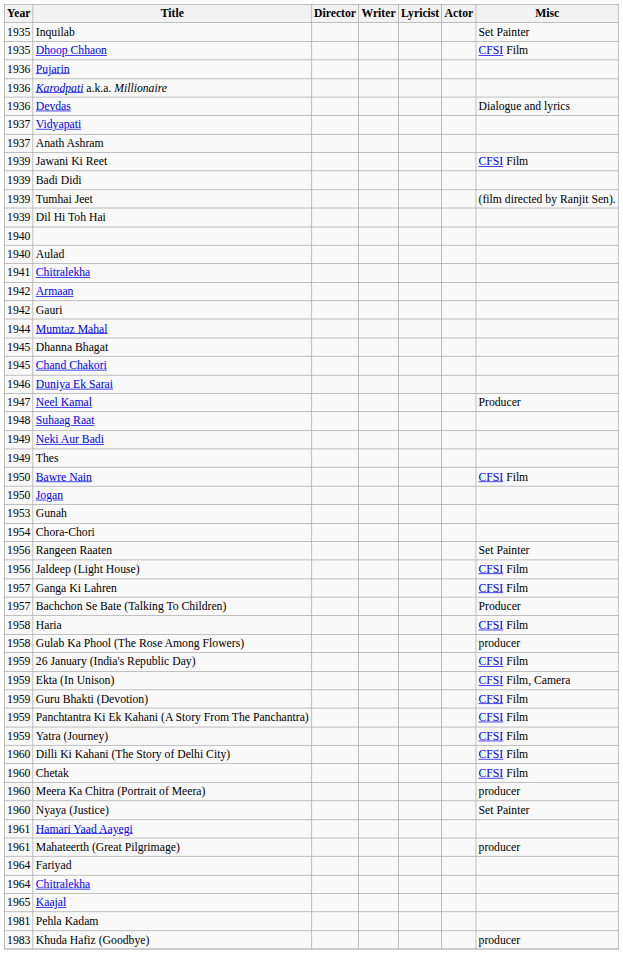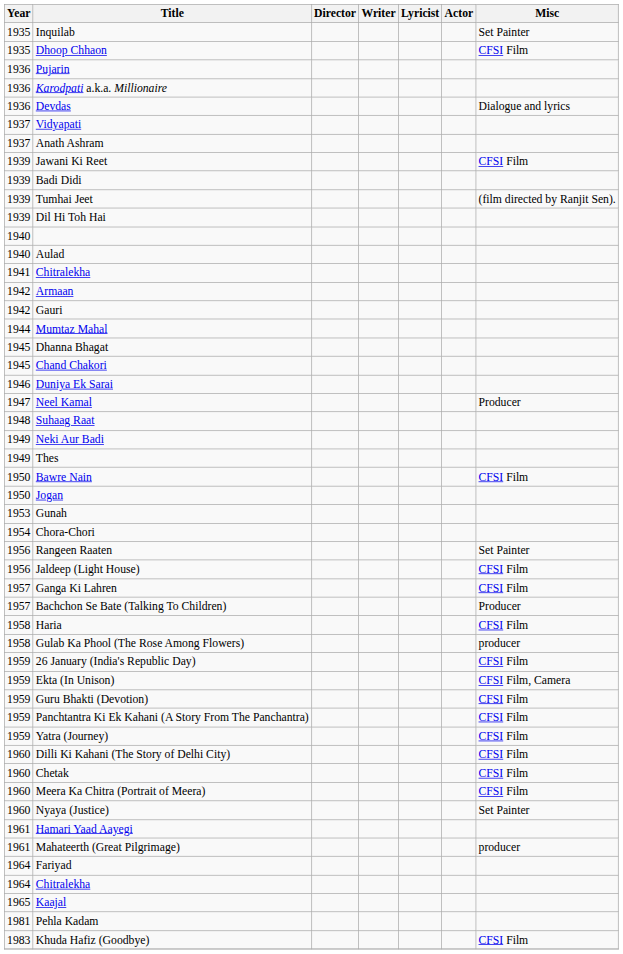(499, 791) producer -> (503, 791) CFSI Film
(499, 939) producer -> (503, 939) CFSI Film
